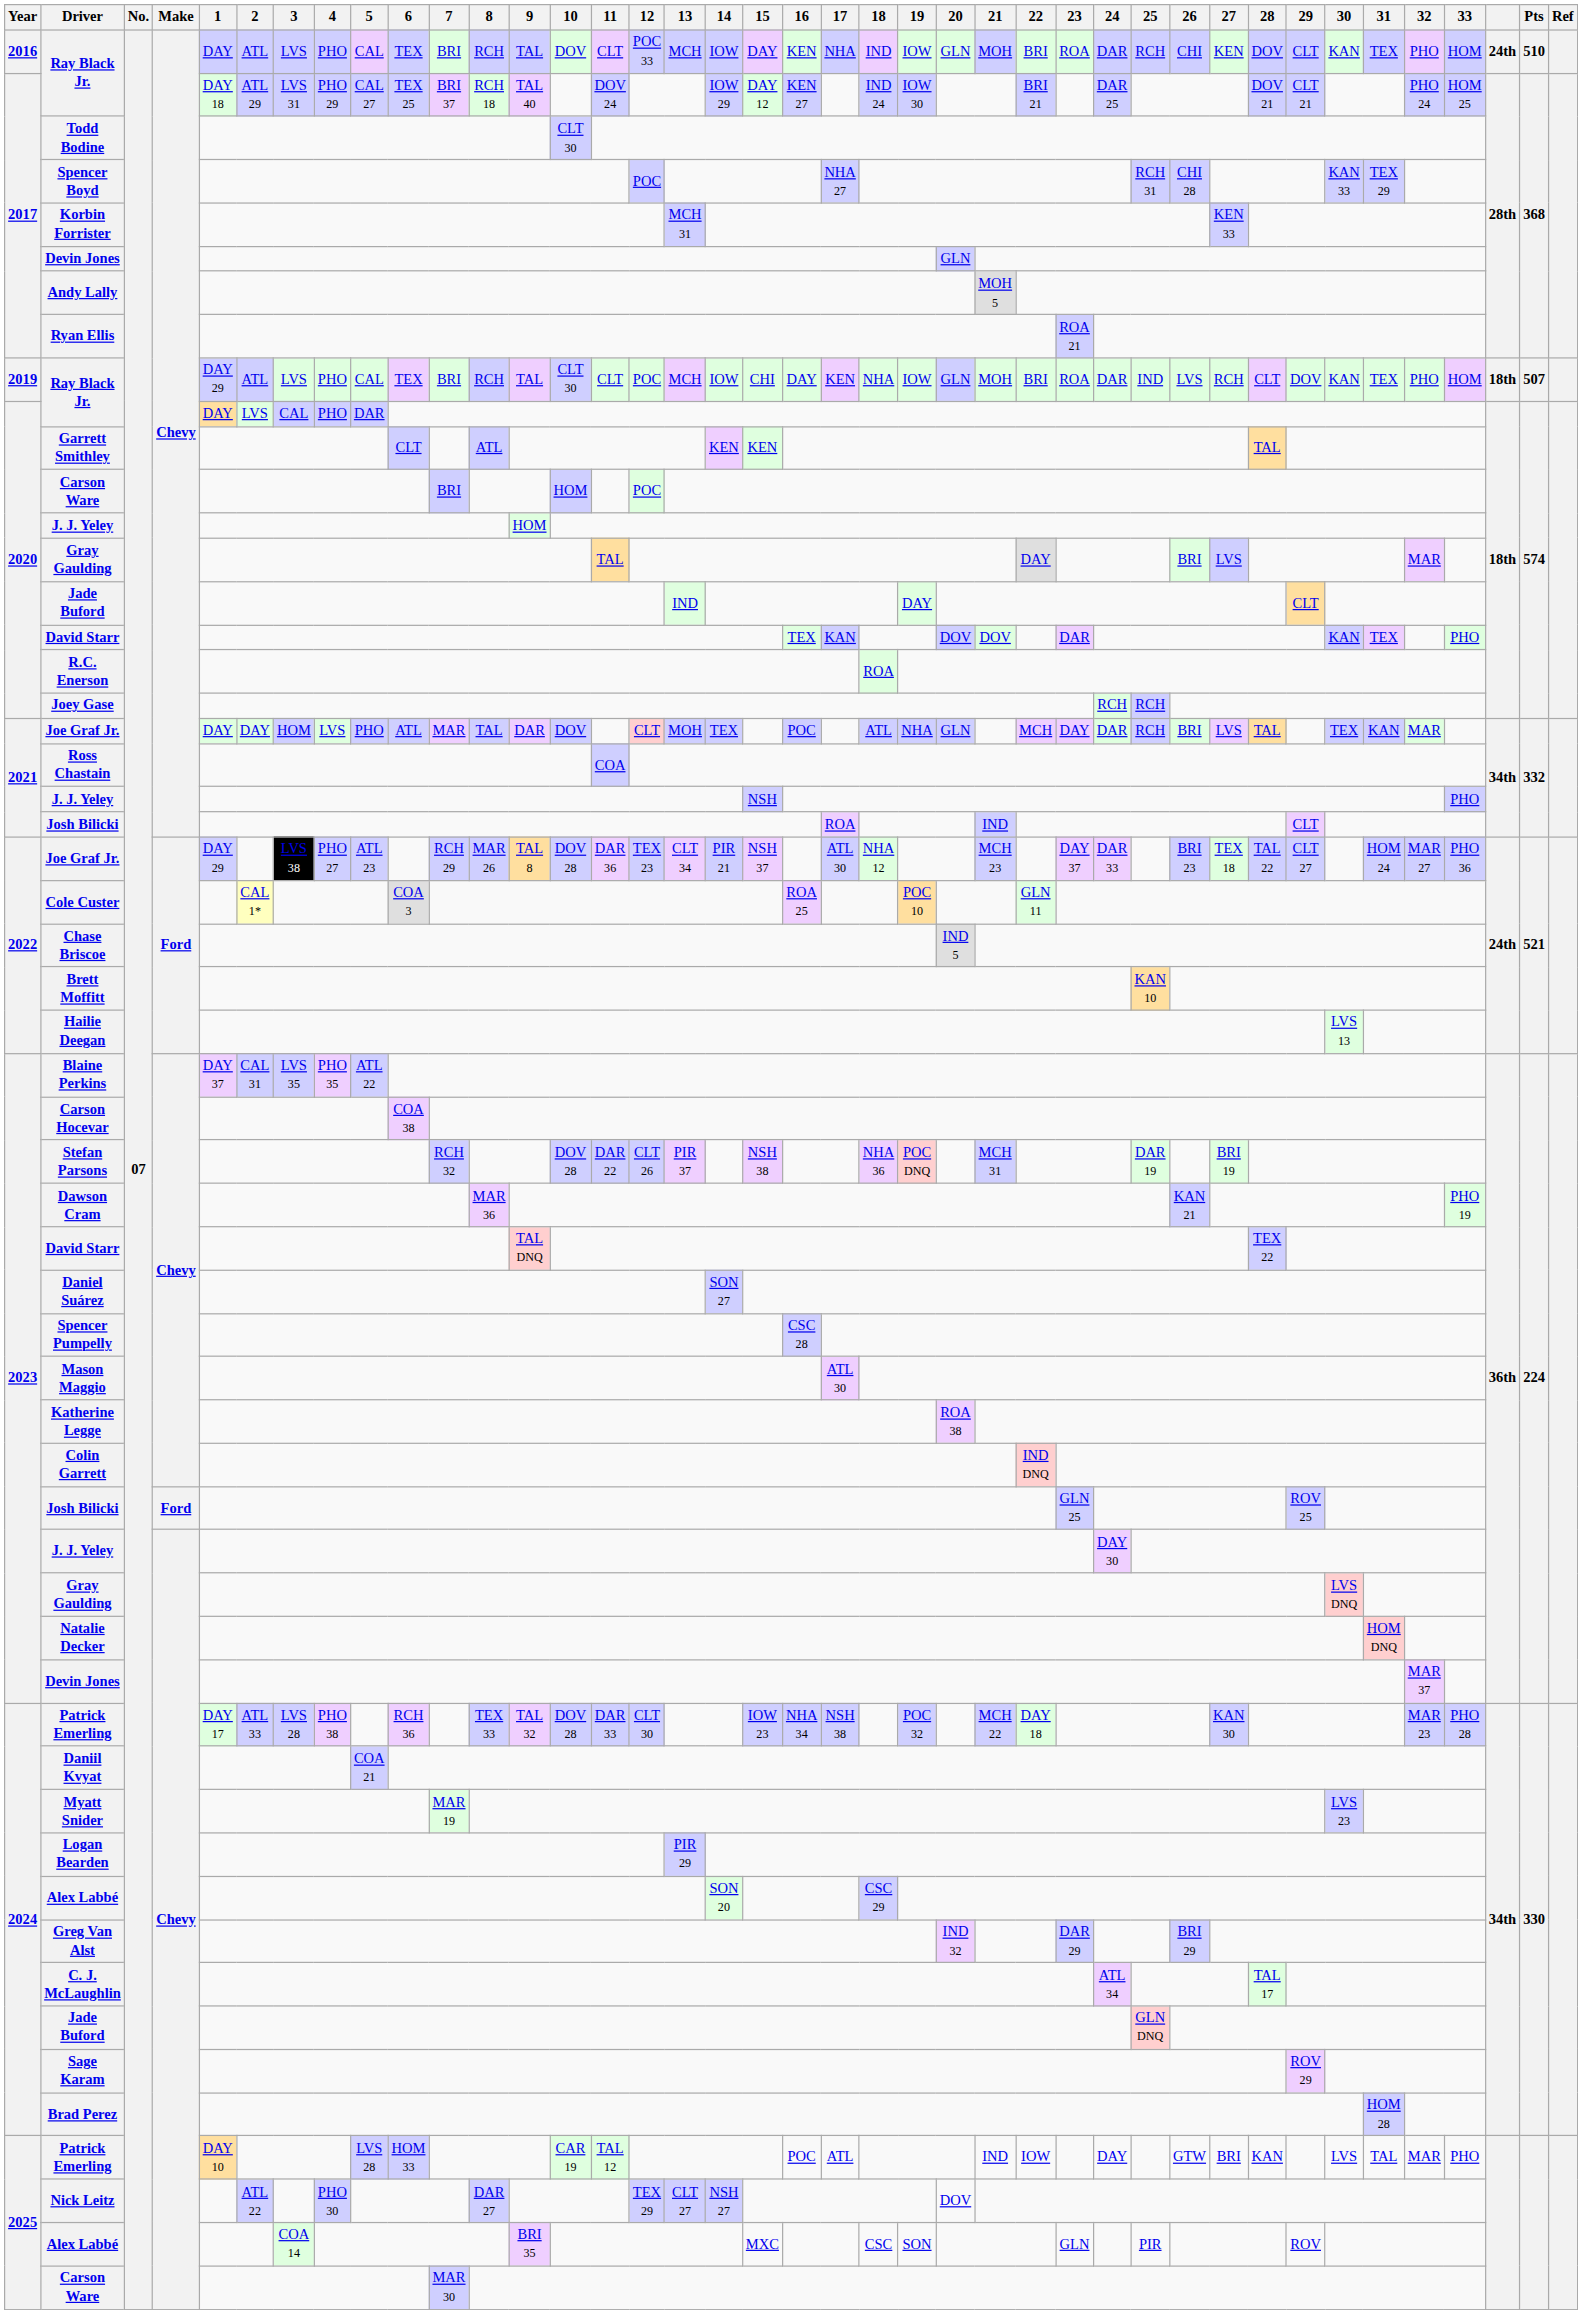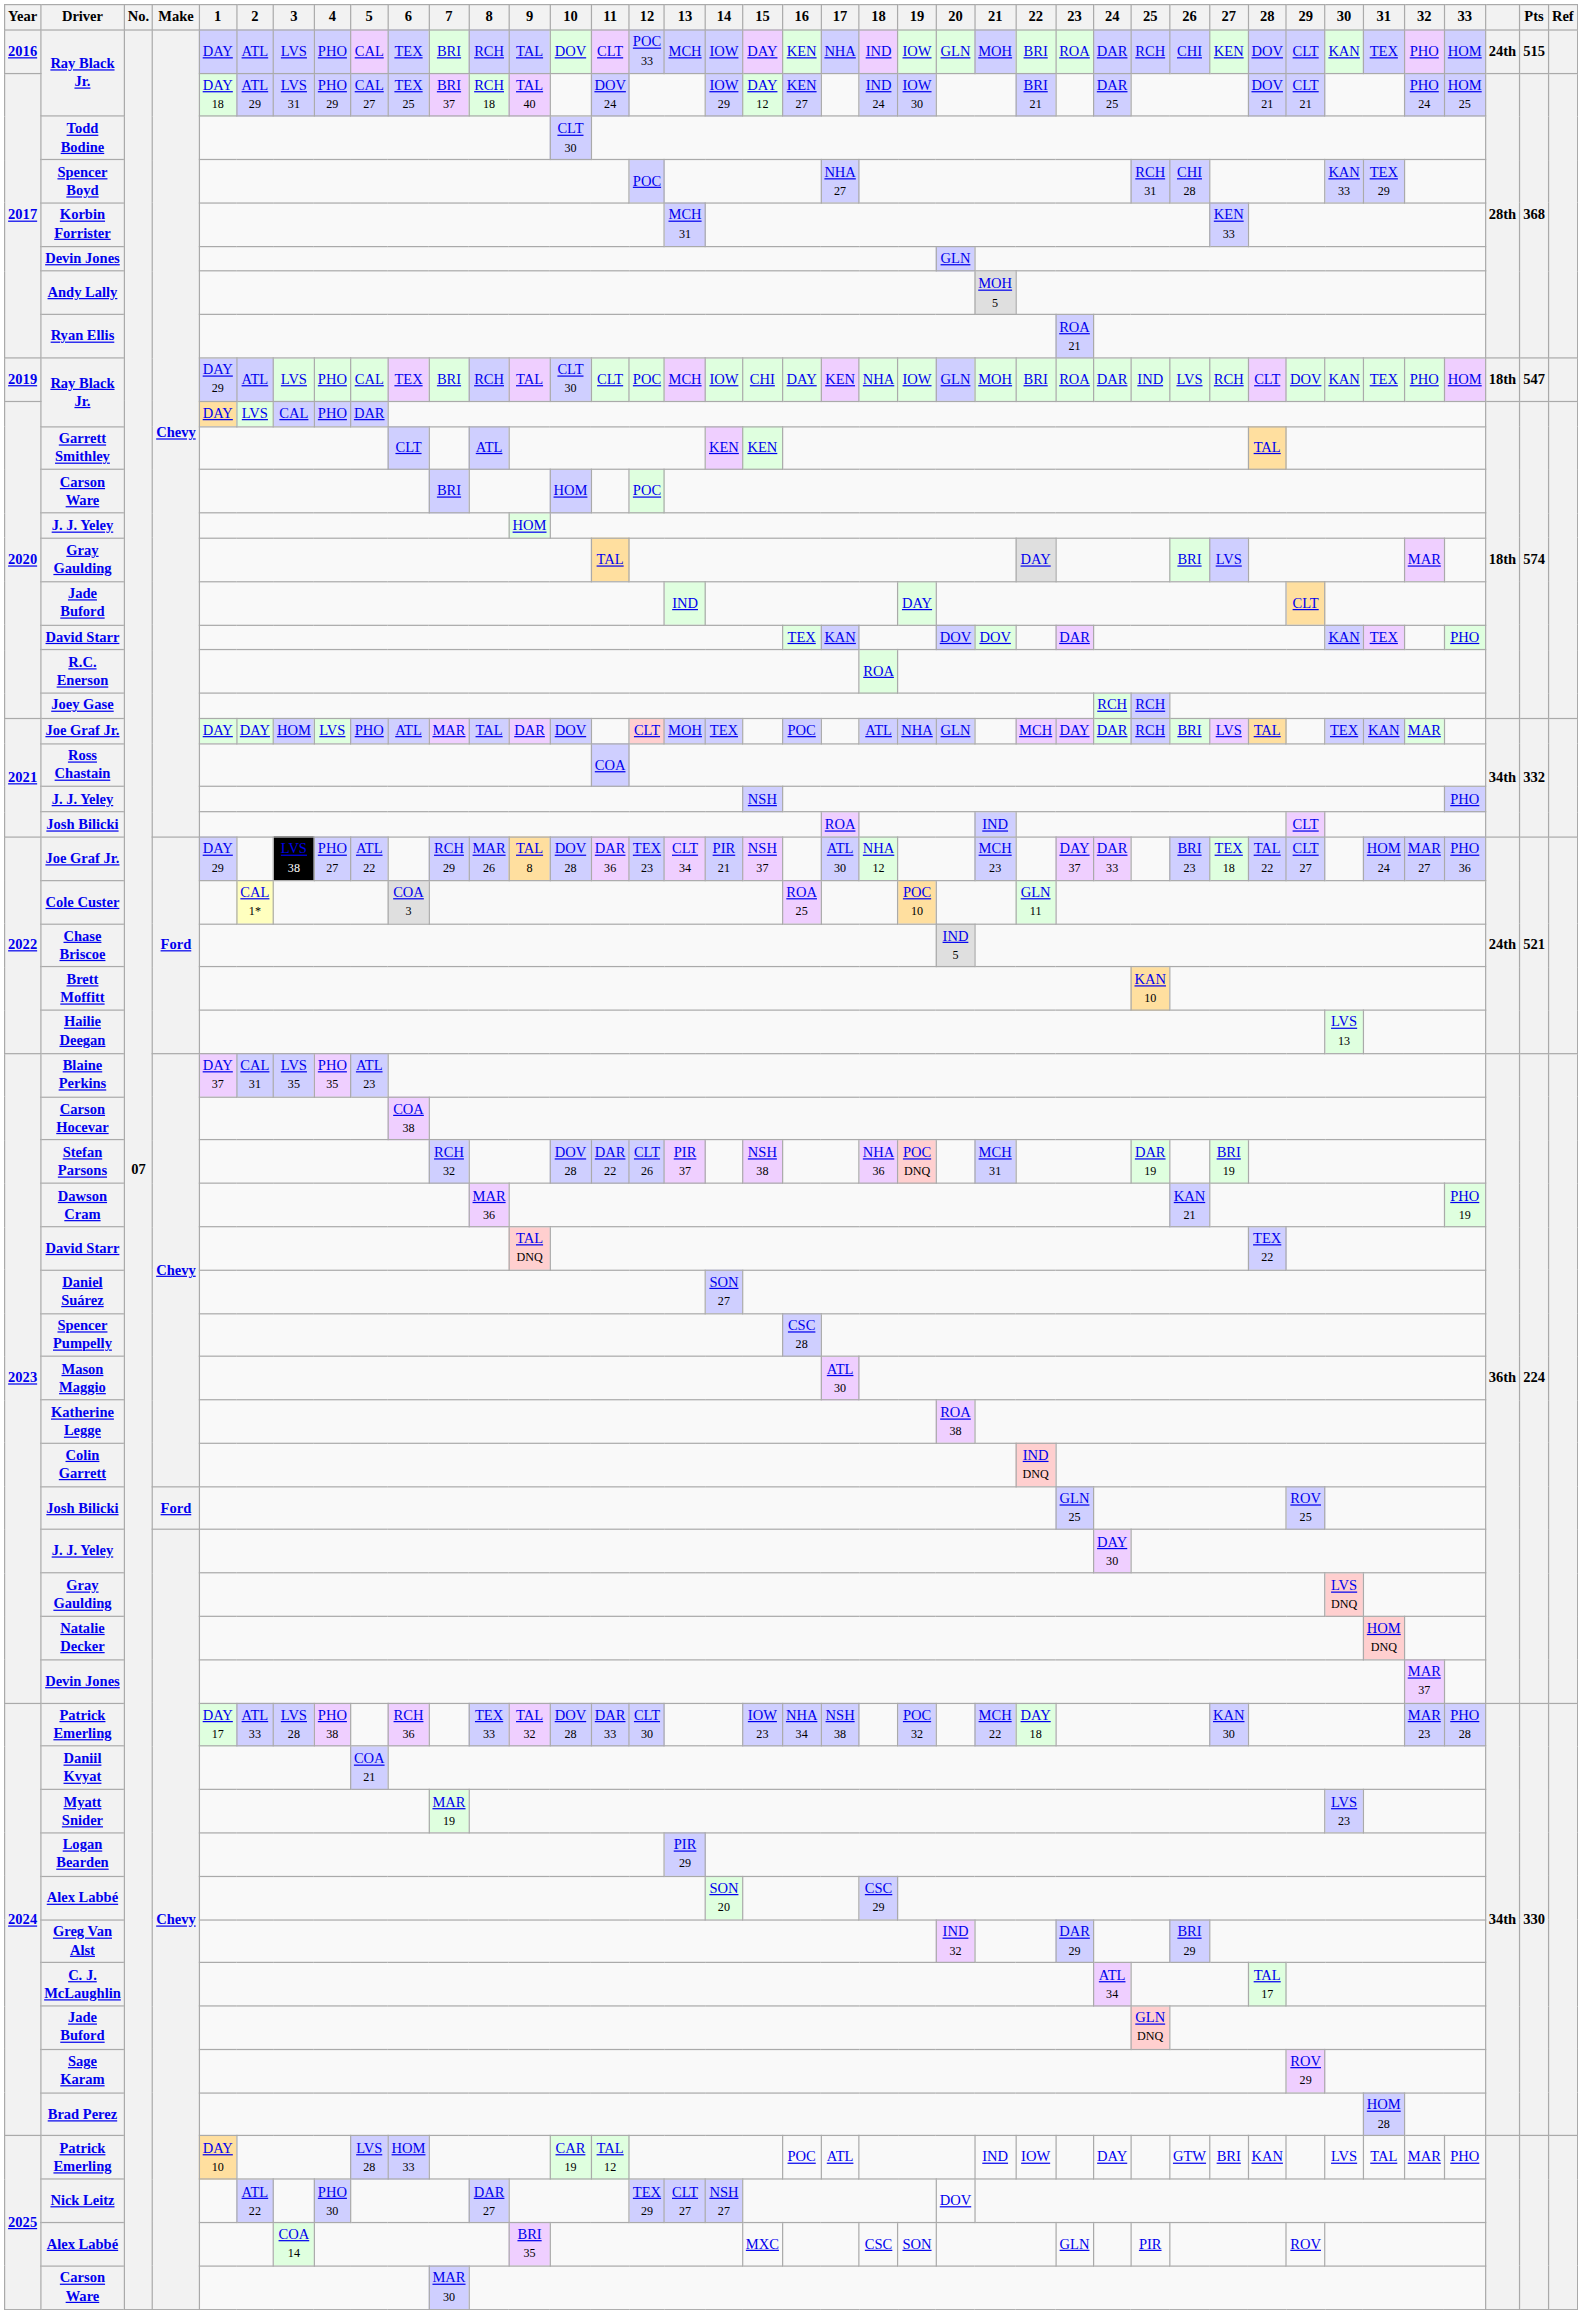(1534, 51) 510 -> (1534, 51) 515
(1534, 379) 507 -> (1534, 379) 547
(369, 857) ATL 23 -> (369, 857) ATL 22
(369, 1074) ATL 22 -> (369, 1074) ATL 23
